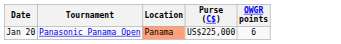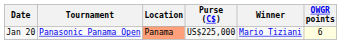+ column: (270, 16)
(254, 33) no background -> (320, 33) lightyellow background
